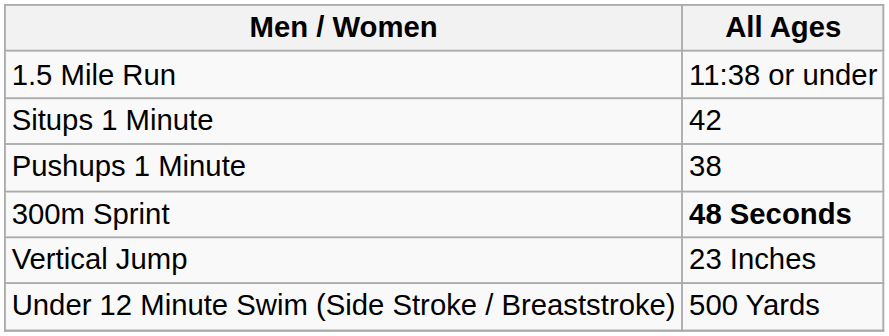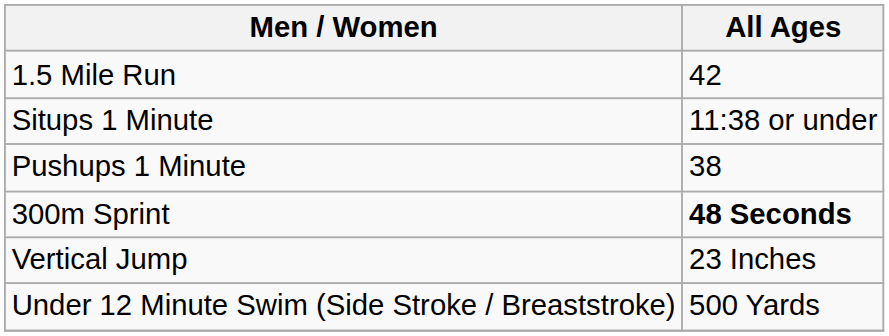(783, 74) 11:38 or under -> (705, 74) 42
(705, 120) 42 -> (783, 120) 11:38 or under
